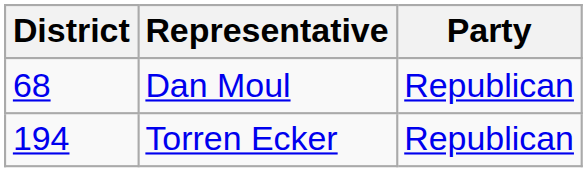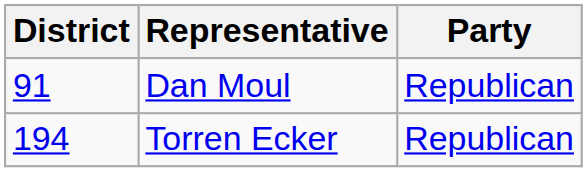(32, 85) 68 -> (32, 85) 91
